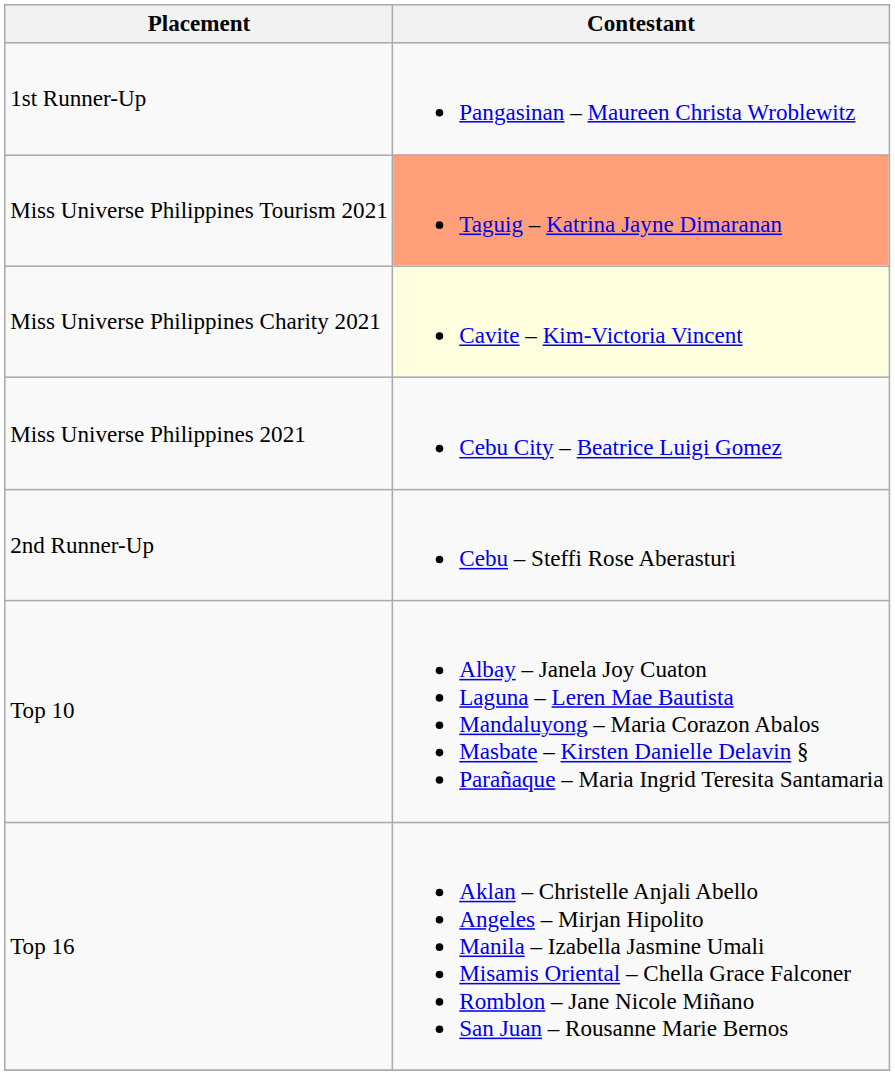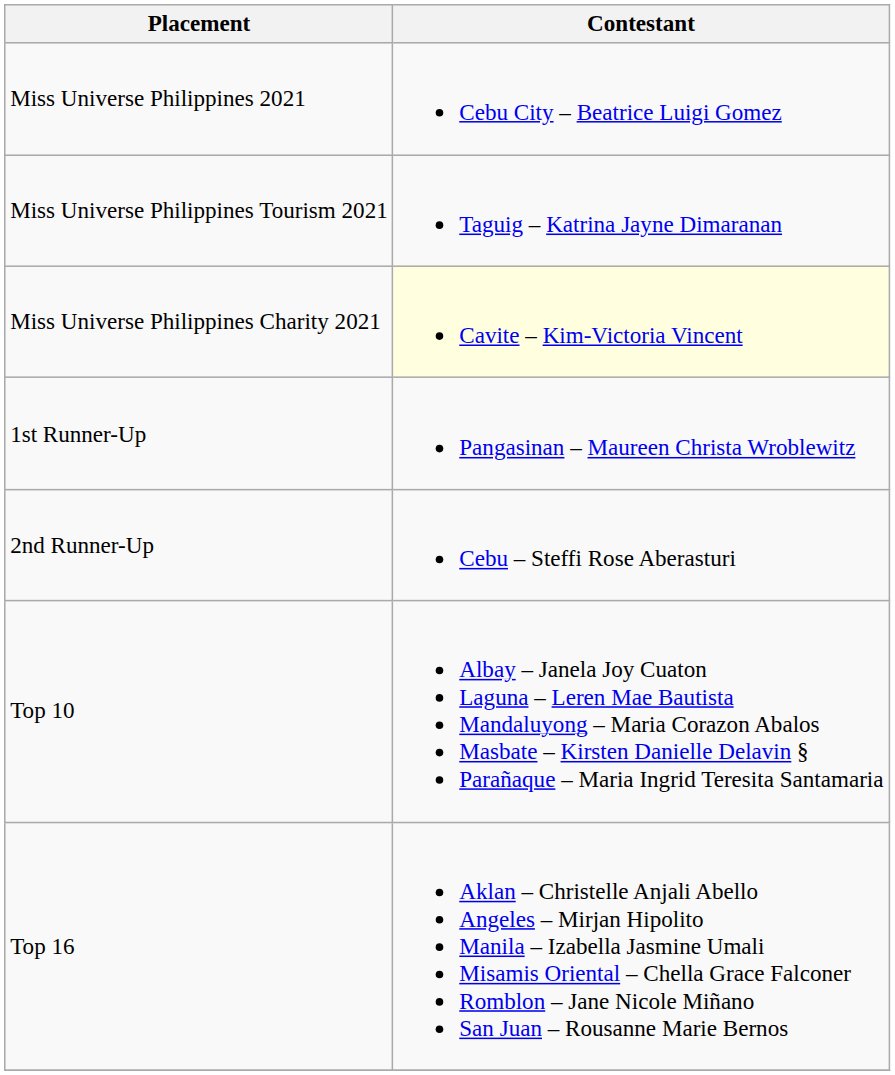rows swapped: (158, 433) <-> (78, 98)
(641, 224) lightsalmon background -> (641, 224) no background
